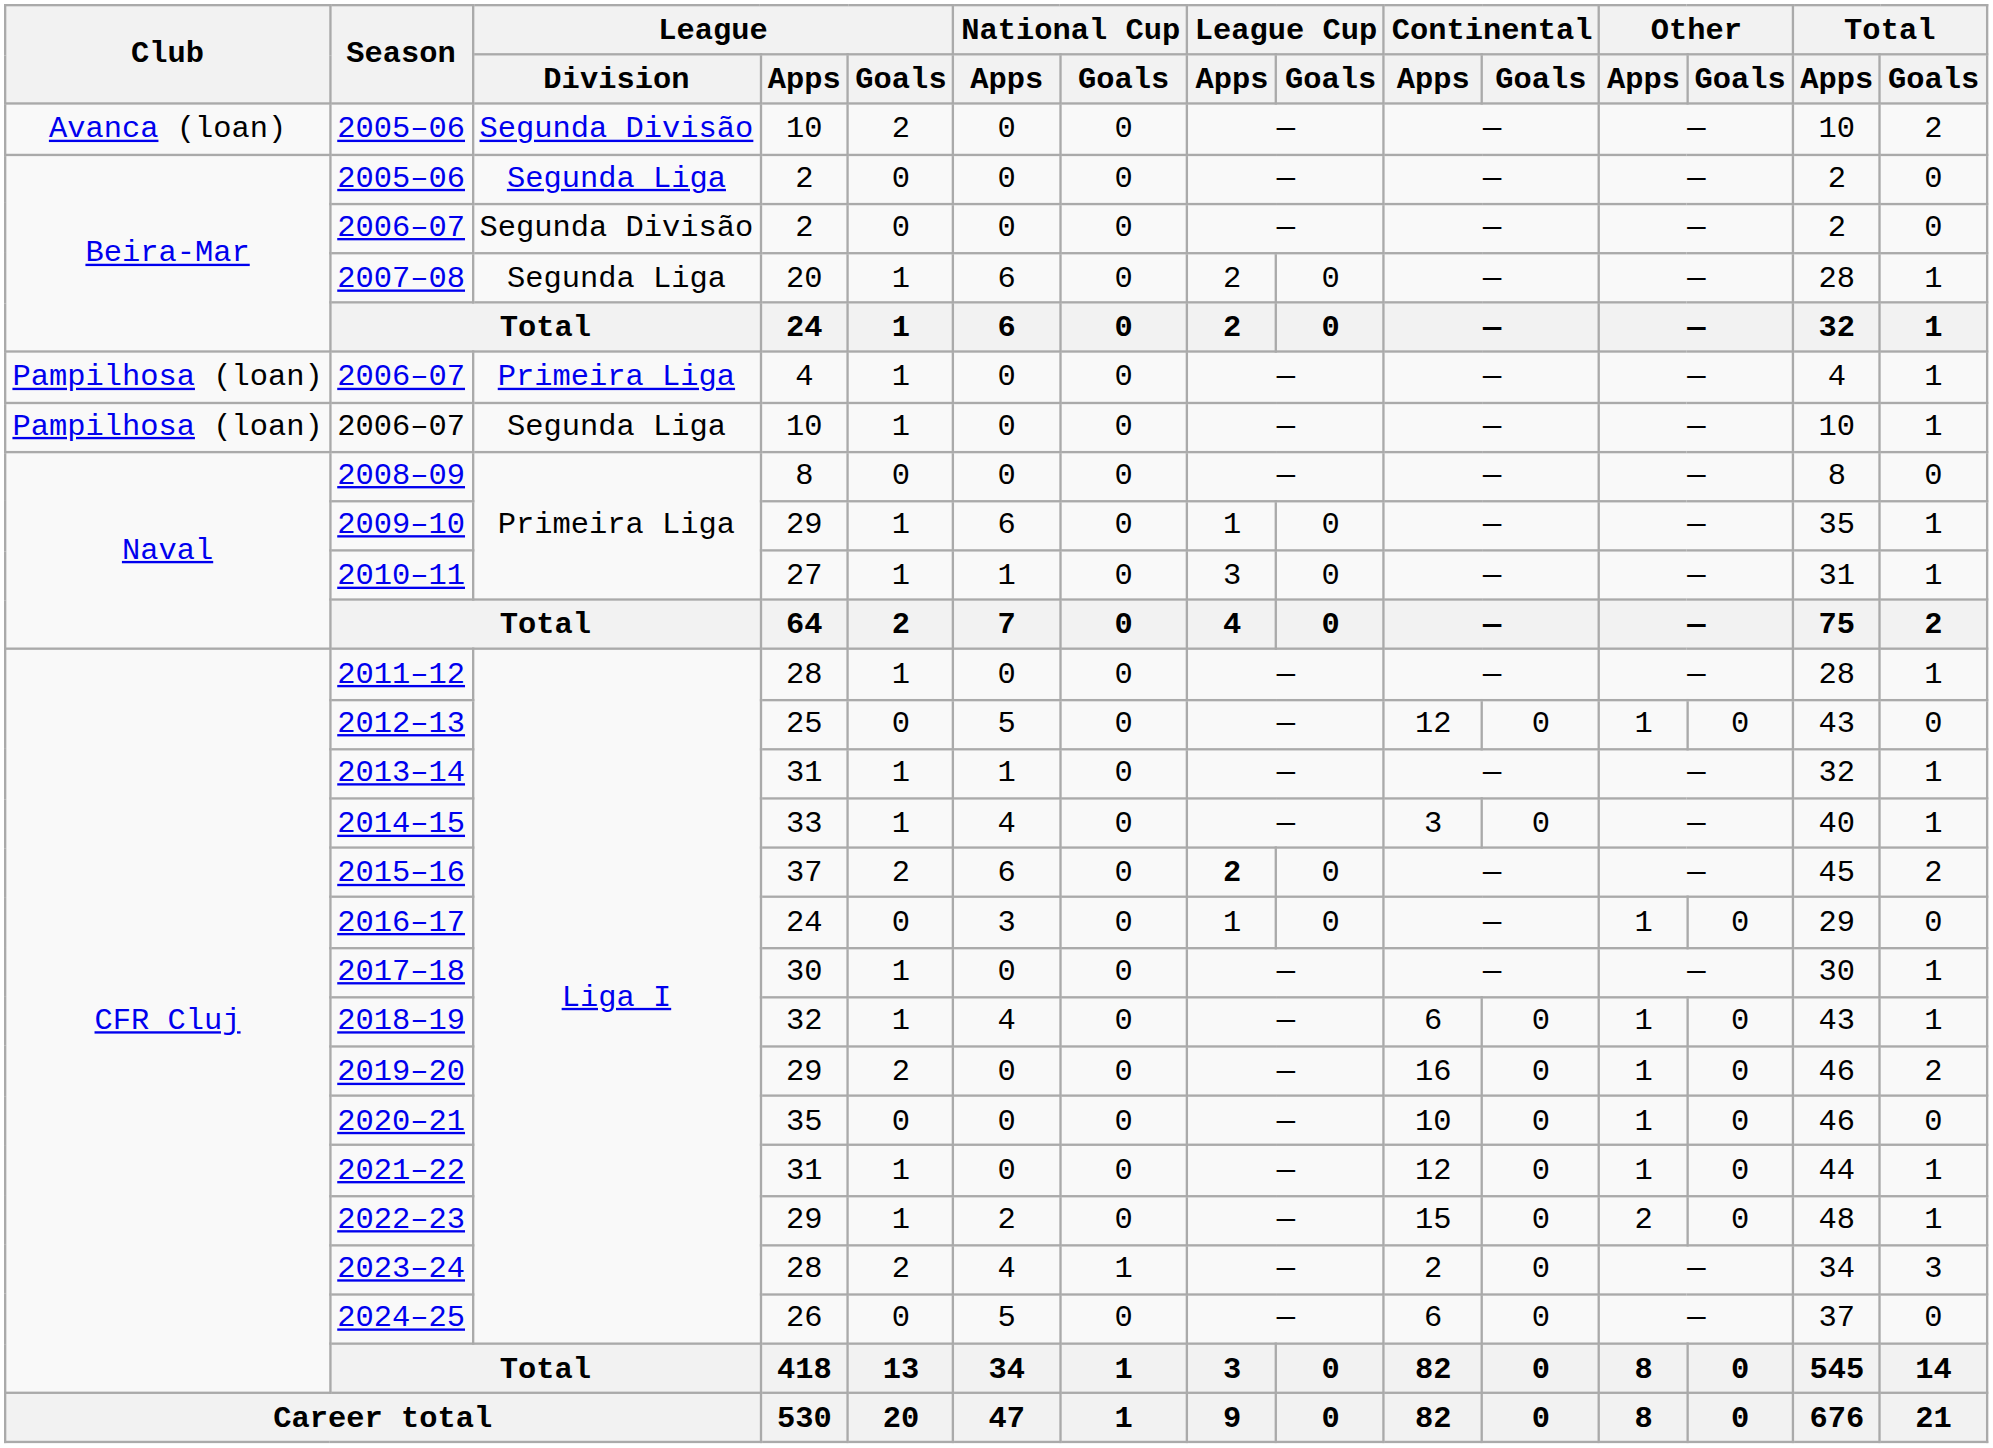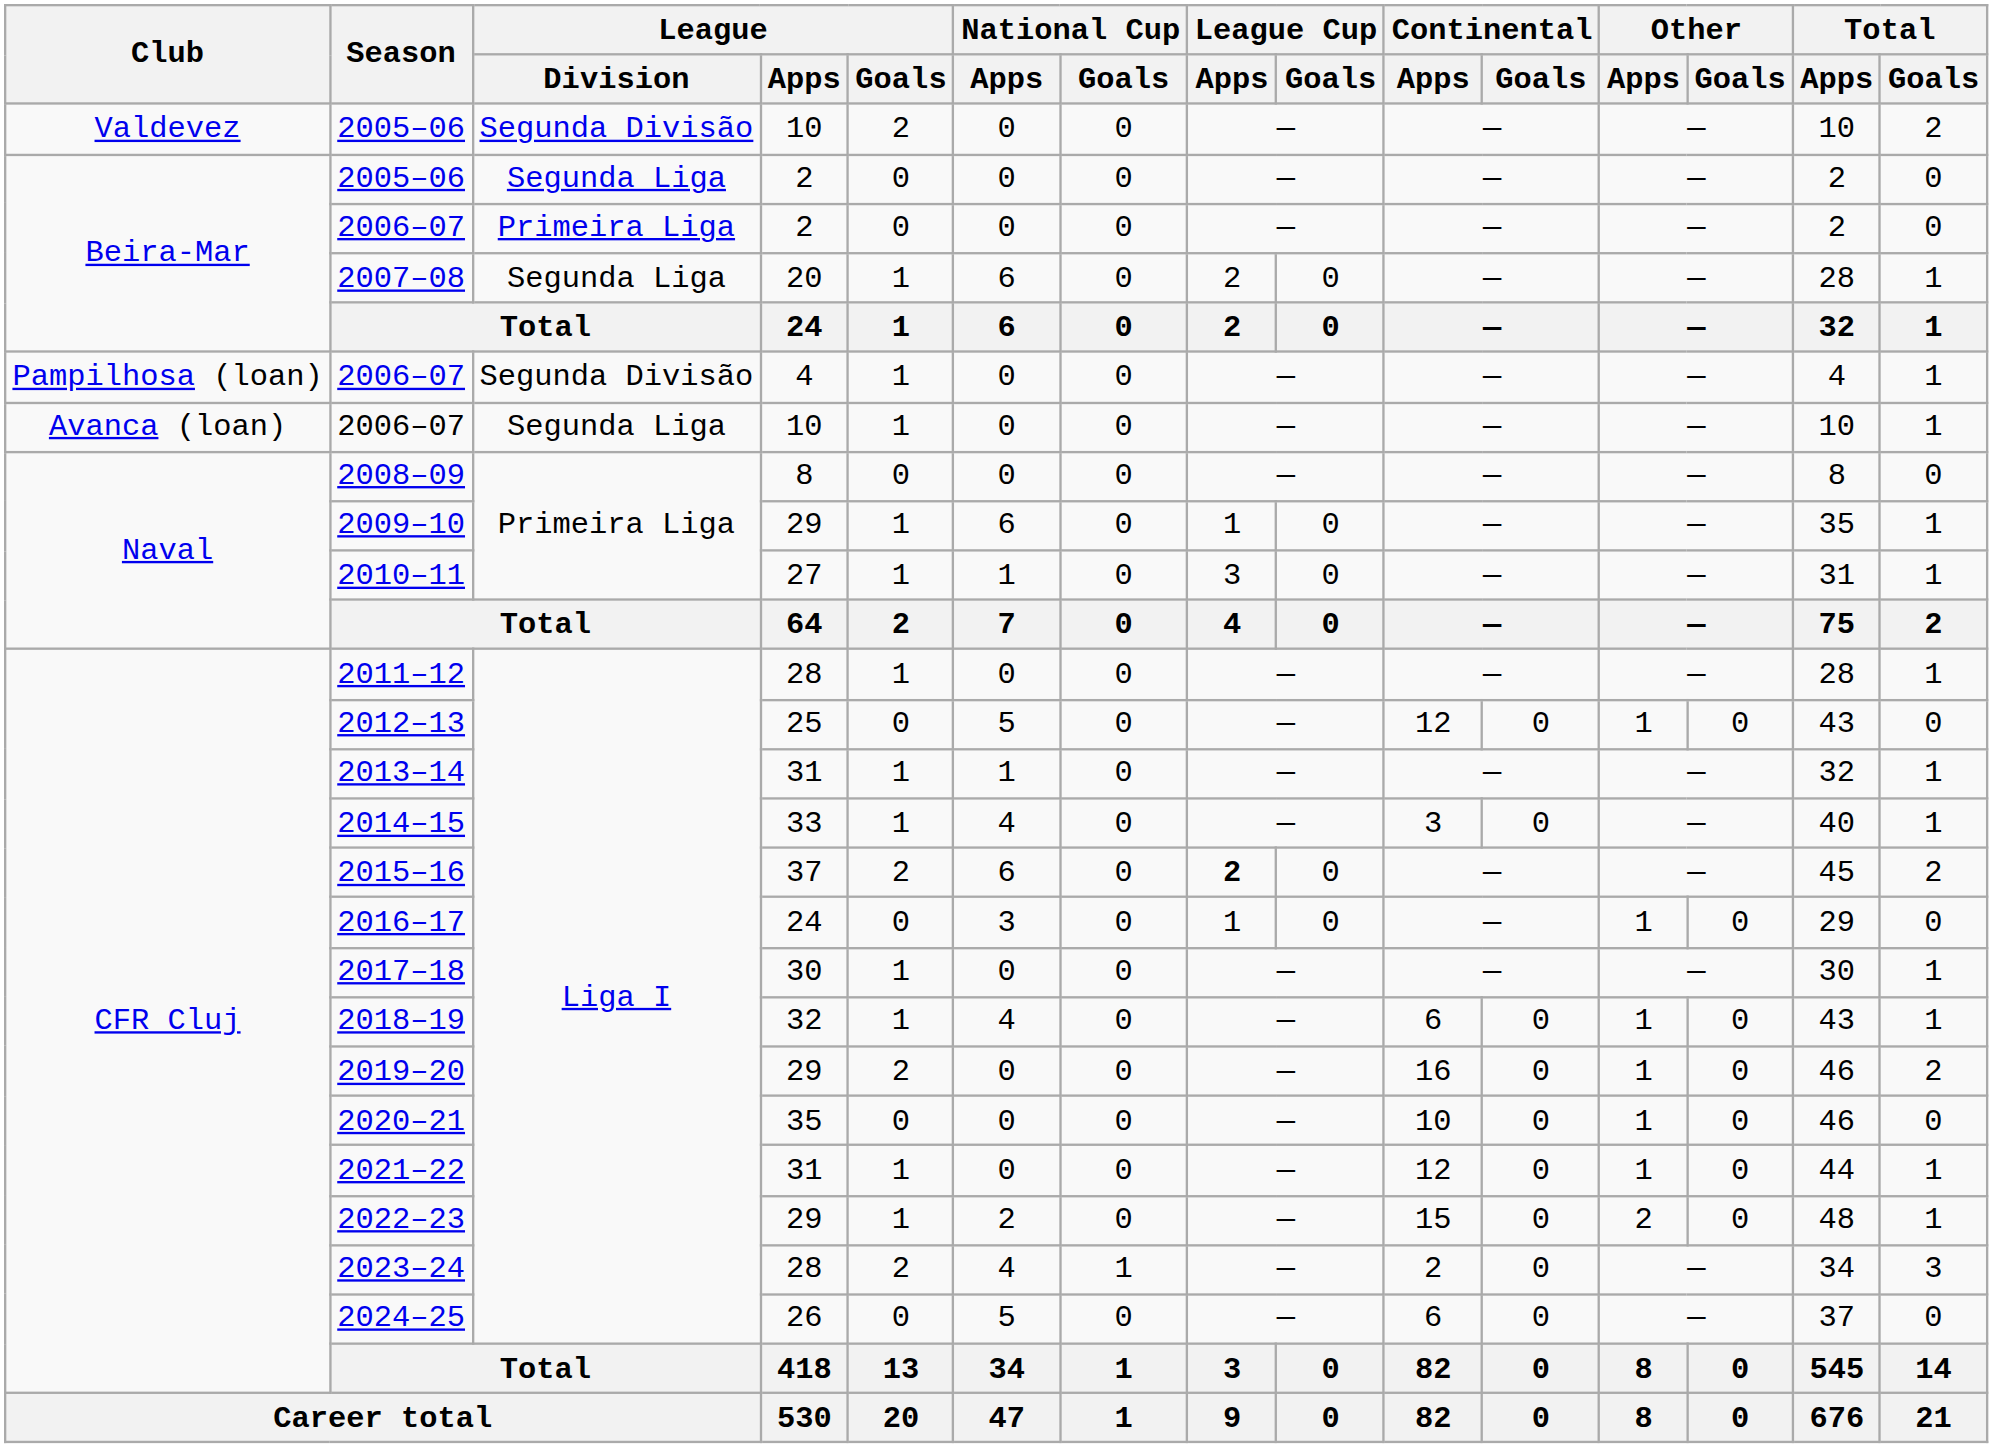(168, 129) Avanca (loan) -> (168, 129) Valdevez
(616, 228) Segunda Divisão -> (616, 228) Primeira Liga
(616, 377) Primeira Liga -> (616, 377) Segunda Divisão
(168, 427) Pampilhosa (loan) -> (168, 427) Avanca (loan)
